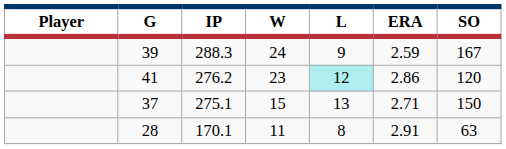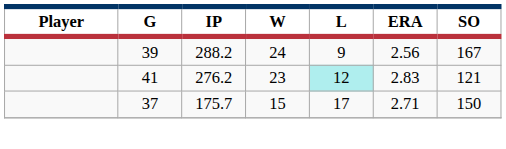(214, 51) 288.3 -> (214, 51) 288.2
(405, 51) 2.59 -> (405, 51) 2.56
(405, 78) 2.86 -> (405, 78) 2.83
(469, 78) 120 -> (469, 78) 121
(214, 104) 275.1 -> (214, 104) 175.7
(341, 104) 13 -> (341, 104) 17
- row: (150, 130)
